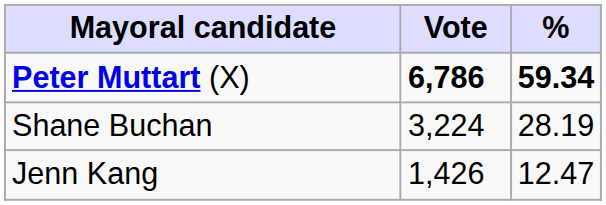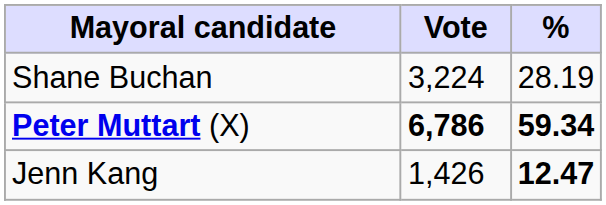rows swapped: (131, 77) <-> (112, 125)
(556, 174) normal -> (556, 174) bold
